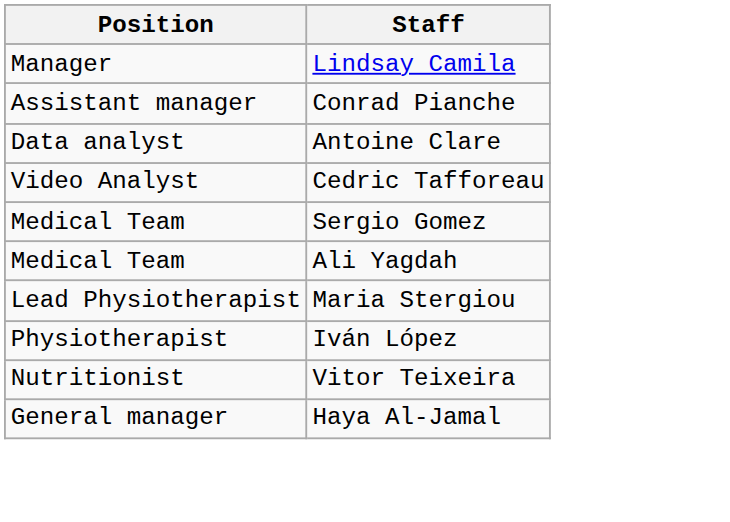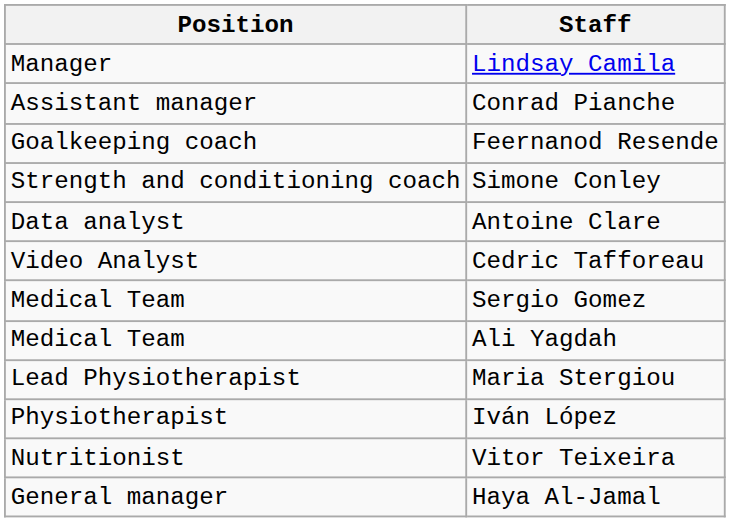+ row: (595, 143)
+ row: (566, 182)
